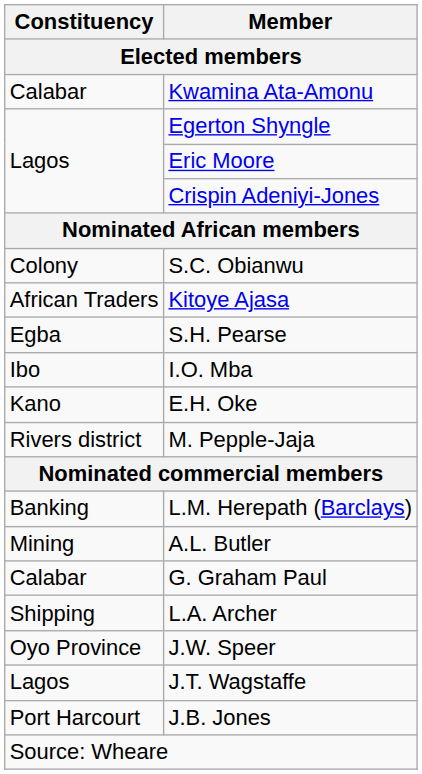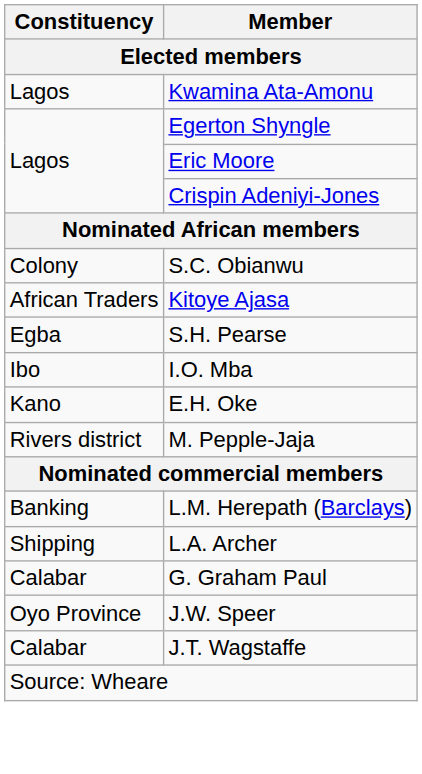(48, 91) Calabar -> (40, 91) Lagos
- row: (220, 543)
rows swapped: (223, 612) <-> (248, 578)
(40, 682) Lagos -> (48, 647) Calabar
- row: (220, 717)
